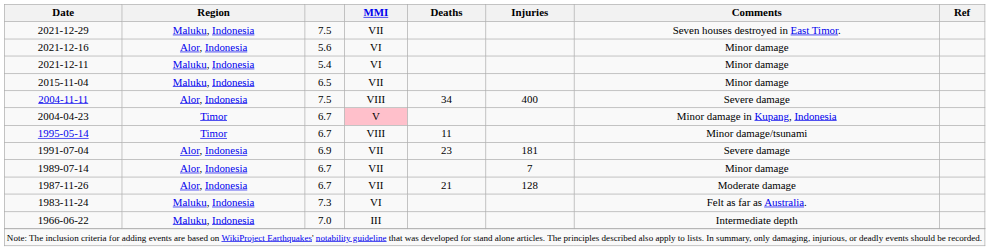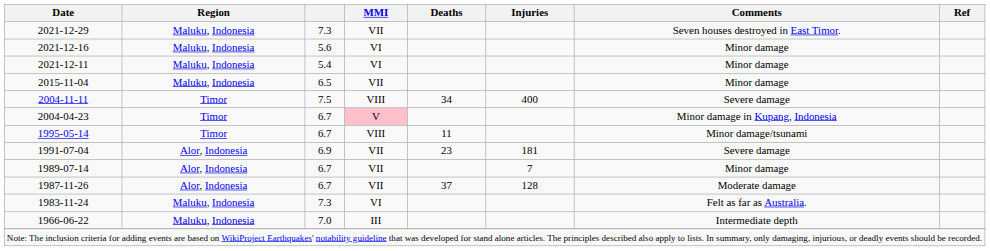(325, 30) 7.5 -> (325, 30) 7.3
(214, 47) Alor, Indonesia -> (214, 47) Maluku, Indonesia
(214, 99) Alor, Indonesia -> (214, 99) Timor
(446, 185) 21 -> (446, 185) 37
